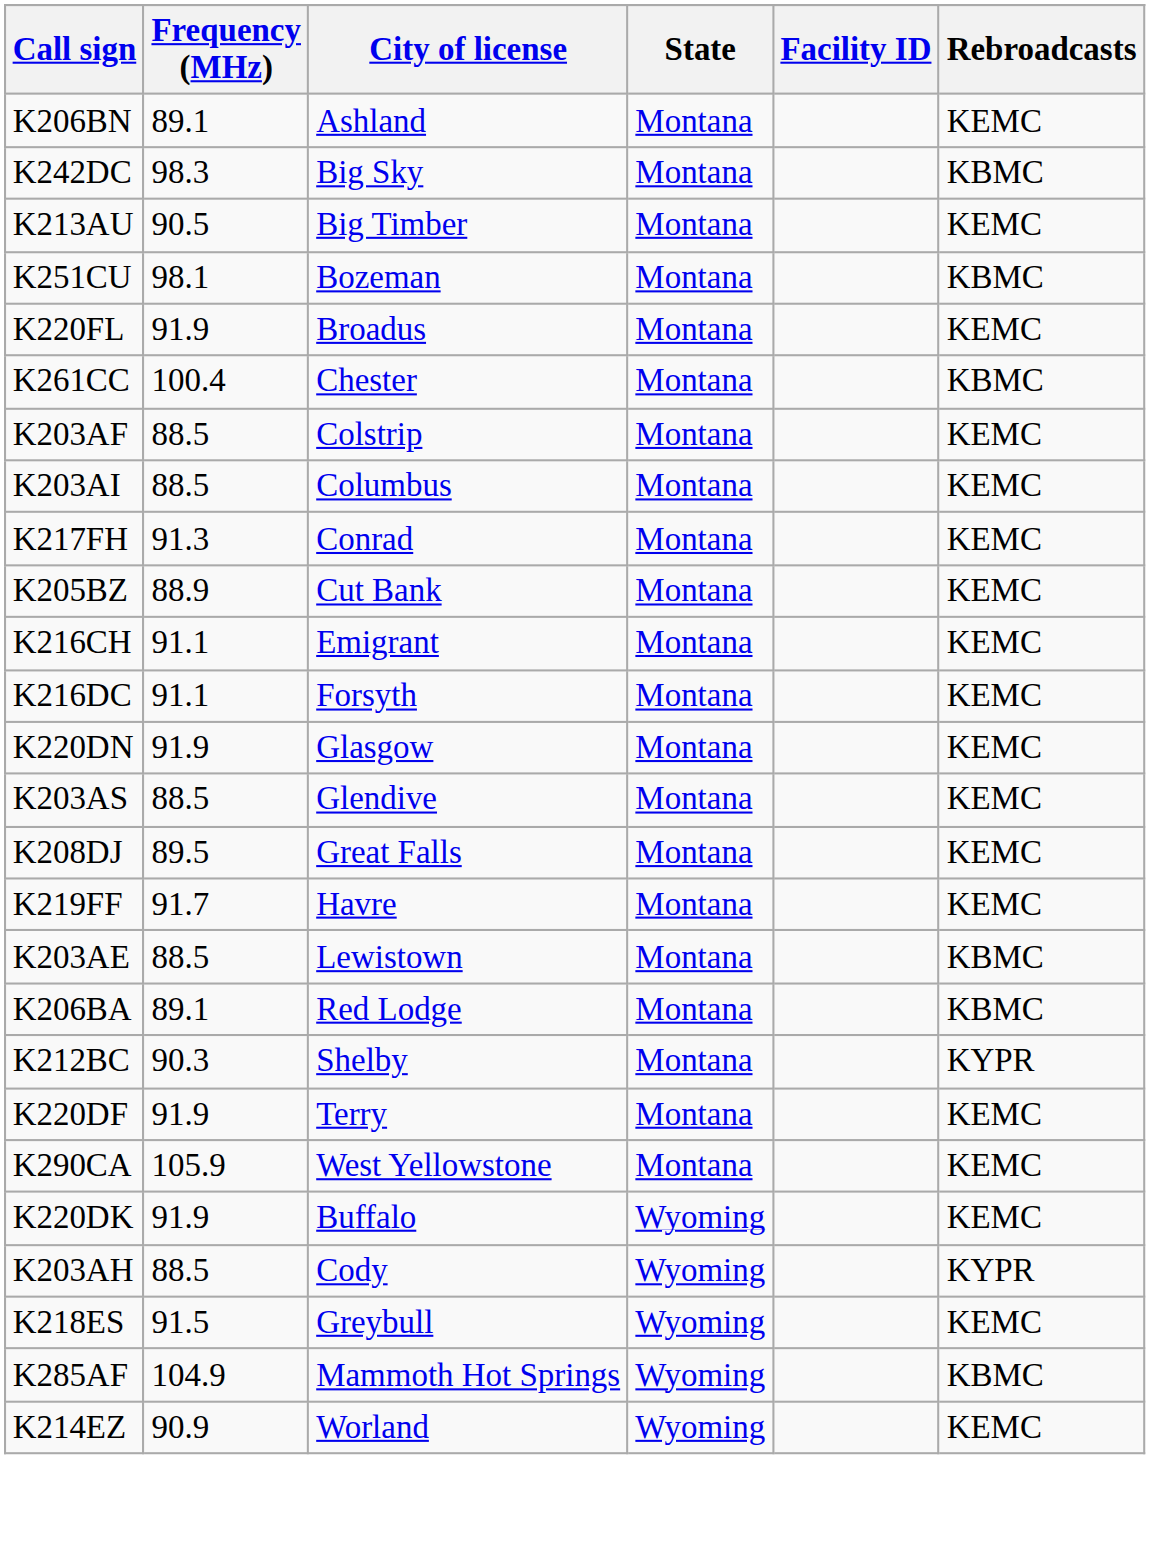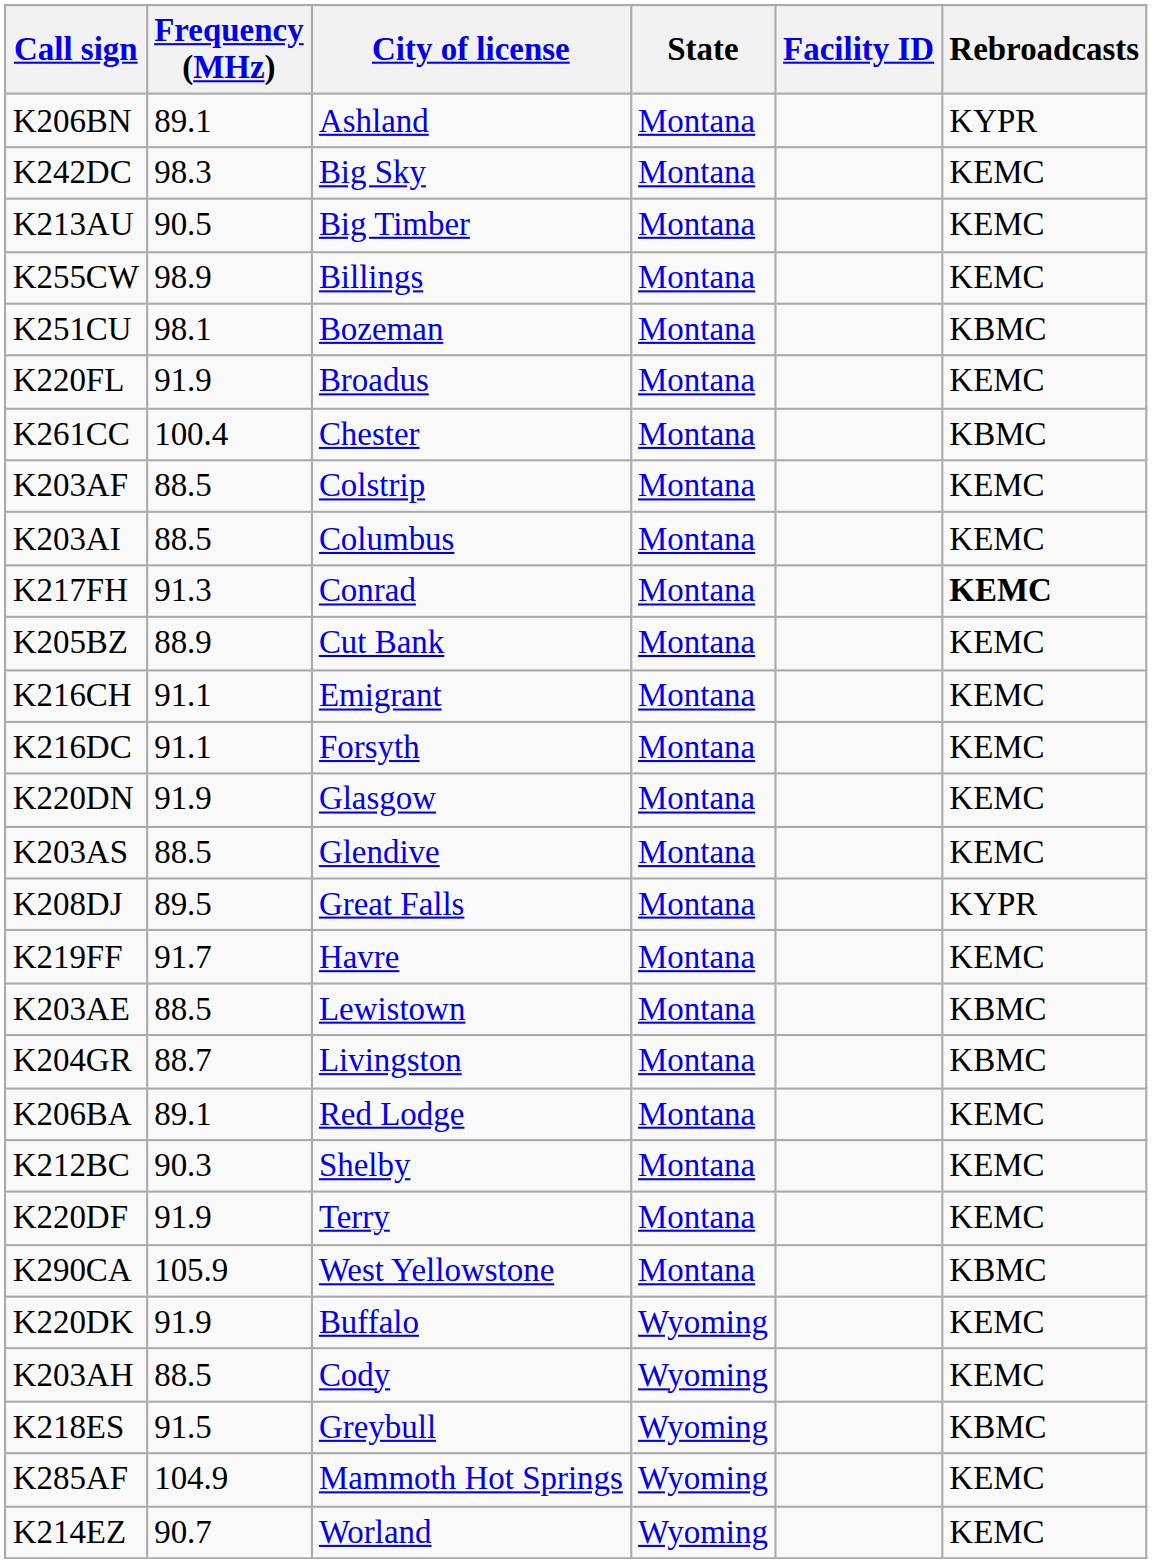(994, 119) KEMC -> (993, 119) KYPR
(995, 172) KBMC -> (997, 172) KEMC
+ row: (76, 276)
(994, 538) normal -> (1001, 590) bold
(994, 851) KEMC -> (993, 904) KYPR
+ row: (72, 1060)
(995, 1008) KBMC -> (997, 1113) KEMC
(991, 1060) KYPR -> (997, 1165) KEMC
(994, 1165) KEMC -> (998, 1269) KBMC
(991, 1269) KYPR -> (997, 1374) KEMC
(994, 1322) KEMC -> (998, 1426) KBMC
(995, 1374) KBMC -> (997, 1479) KEMC
(180, 1426) 90.9 -> (183, 1531) 90.7
